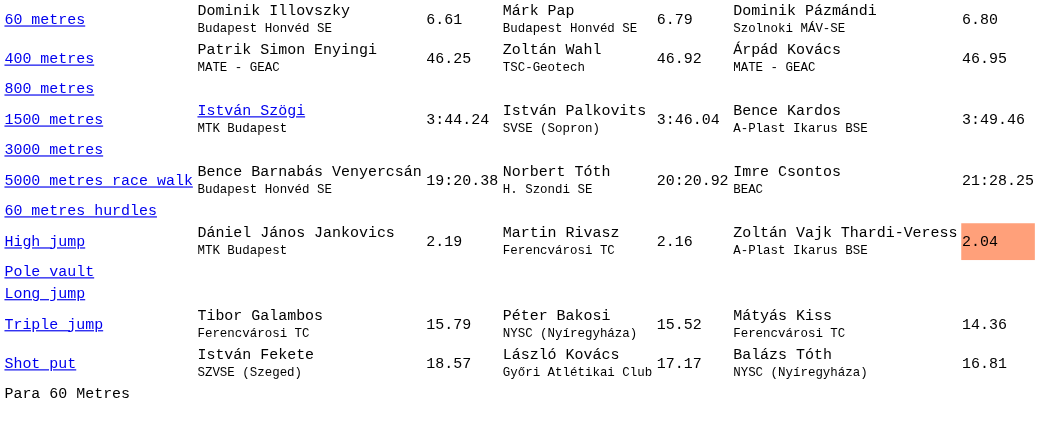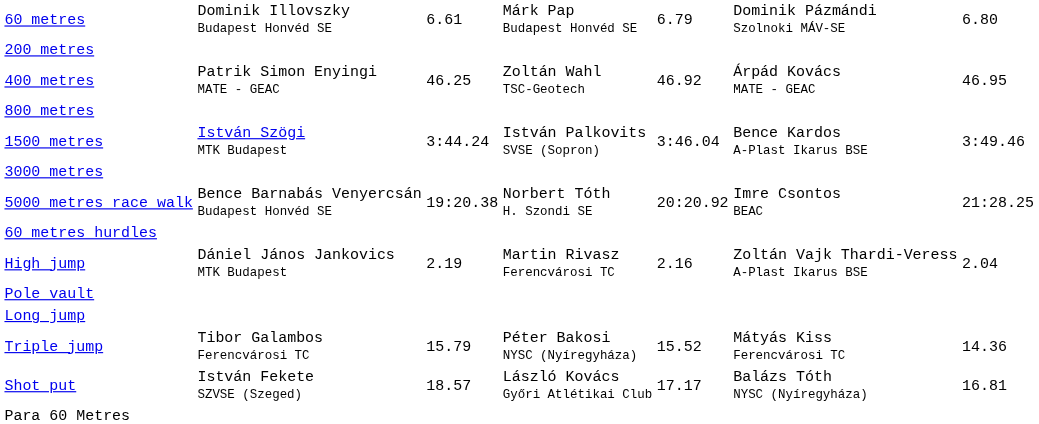+ row: (49, 50)
(980, 242) lightsalmon background -> (980, 264) no background
